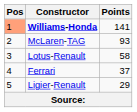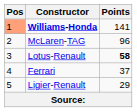(125, 41) 93 -> (125, 41) 96
(125, 56) normal -> (125, 56) bold
